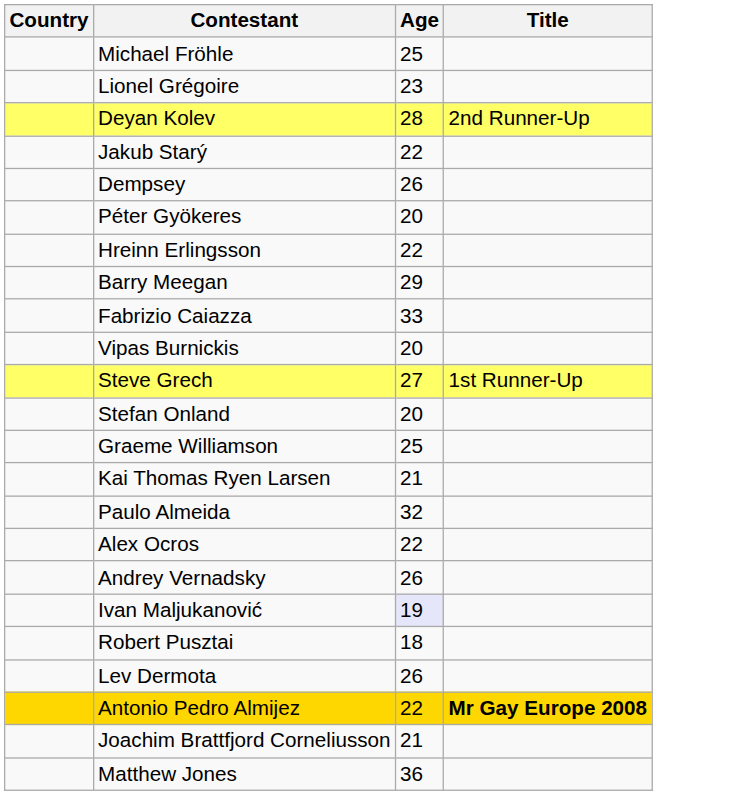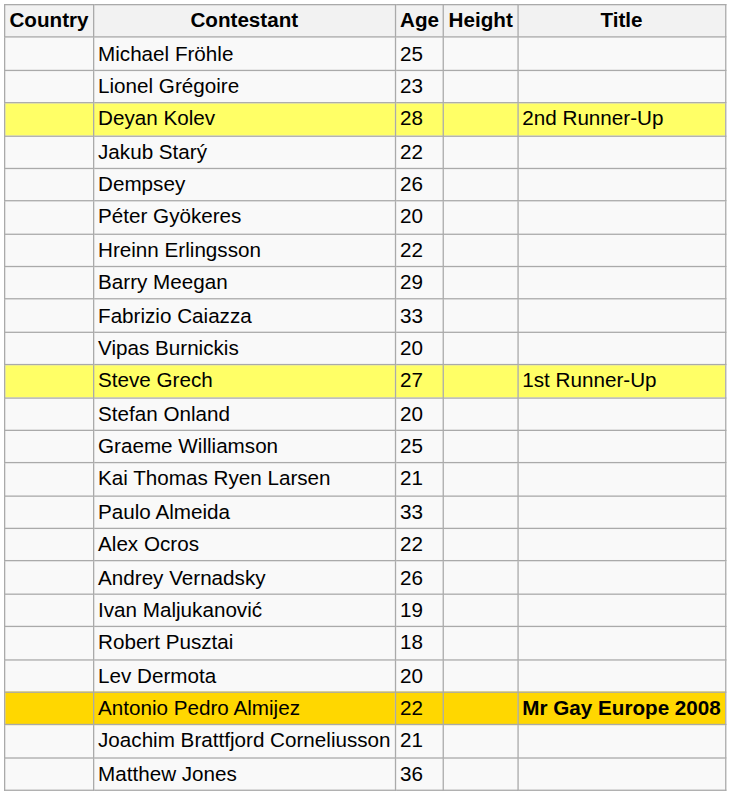+ column: (481, 20)
(412, 511) 32 -> (412, 511) 33
(412, 610) lavender background -> (412, 610) no background
(412, 675) 26 -> (412, 675) 20
